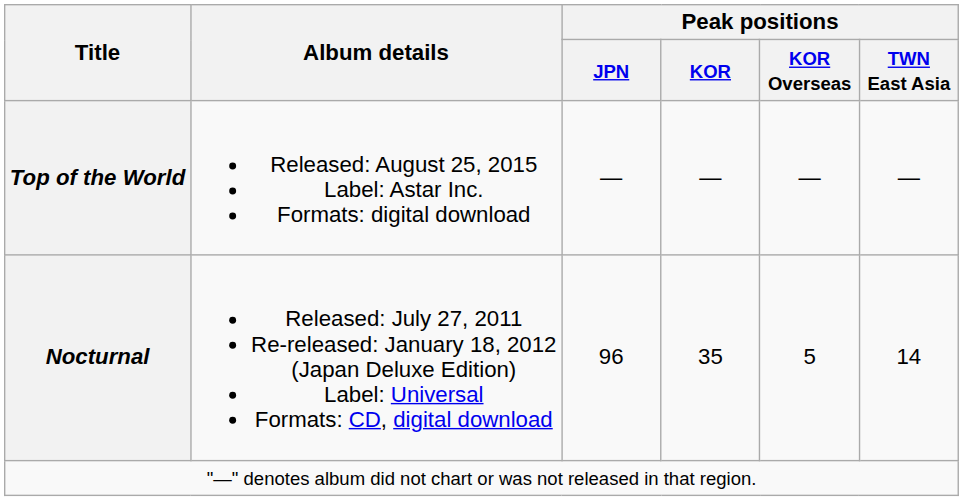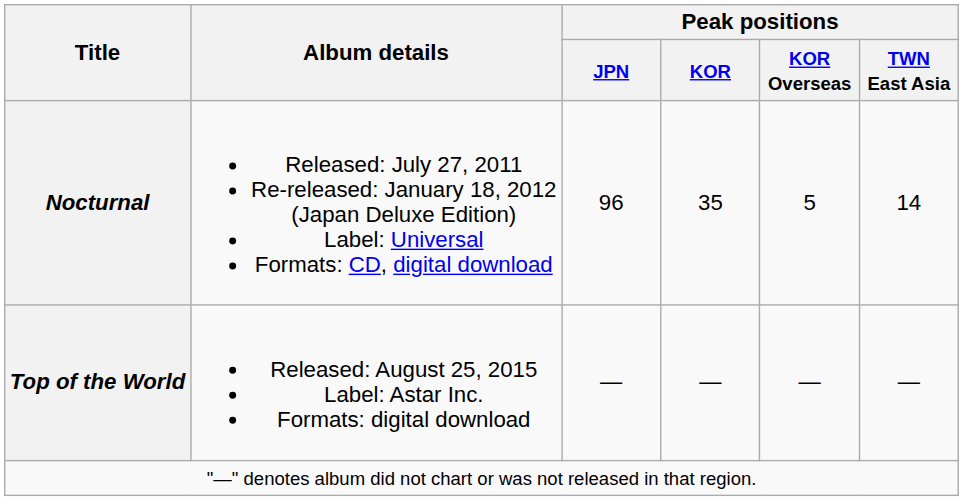rows swapped: (98, 357) <-> (98, 177)
